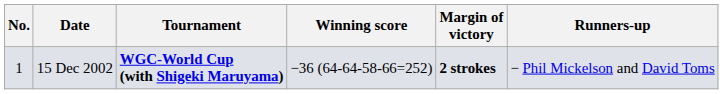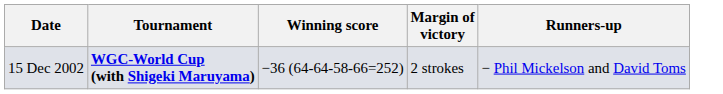- column: (19, 25)
(468, 67) bold -> (437, 67) normal
